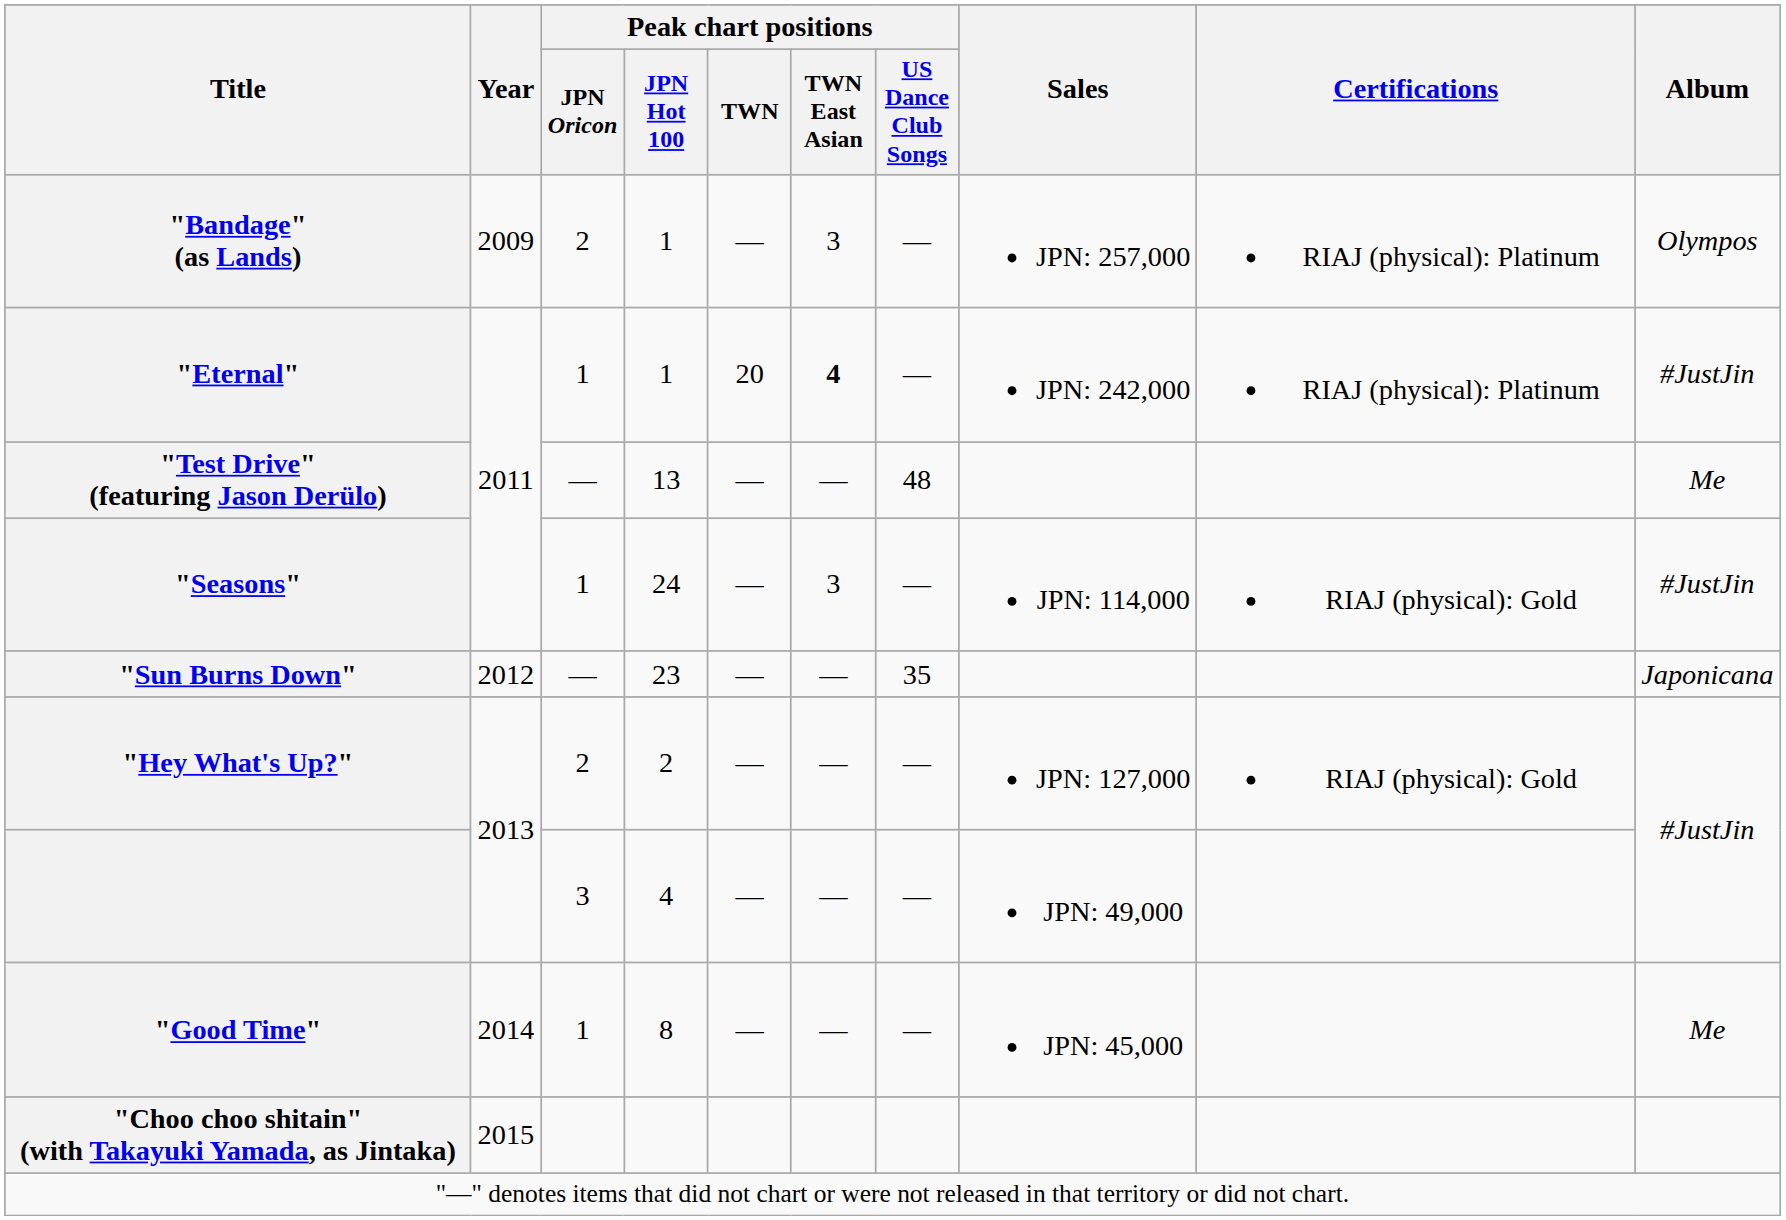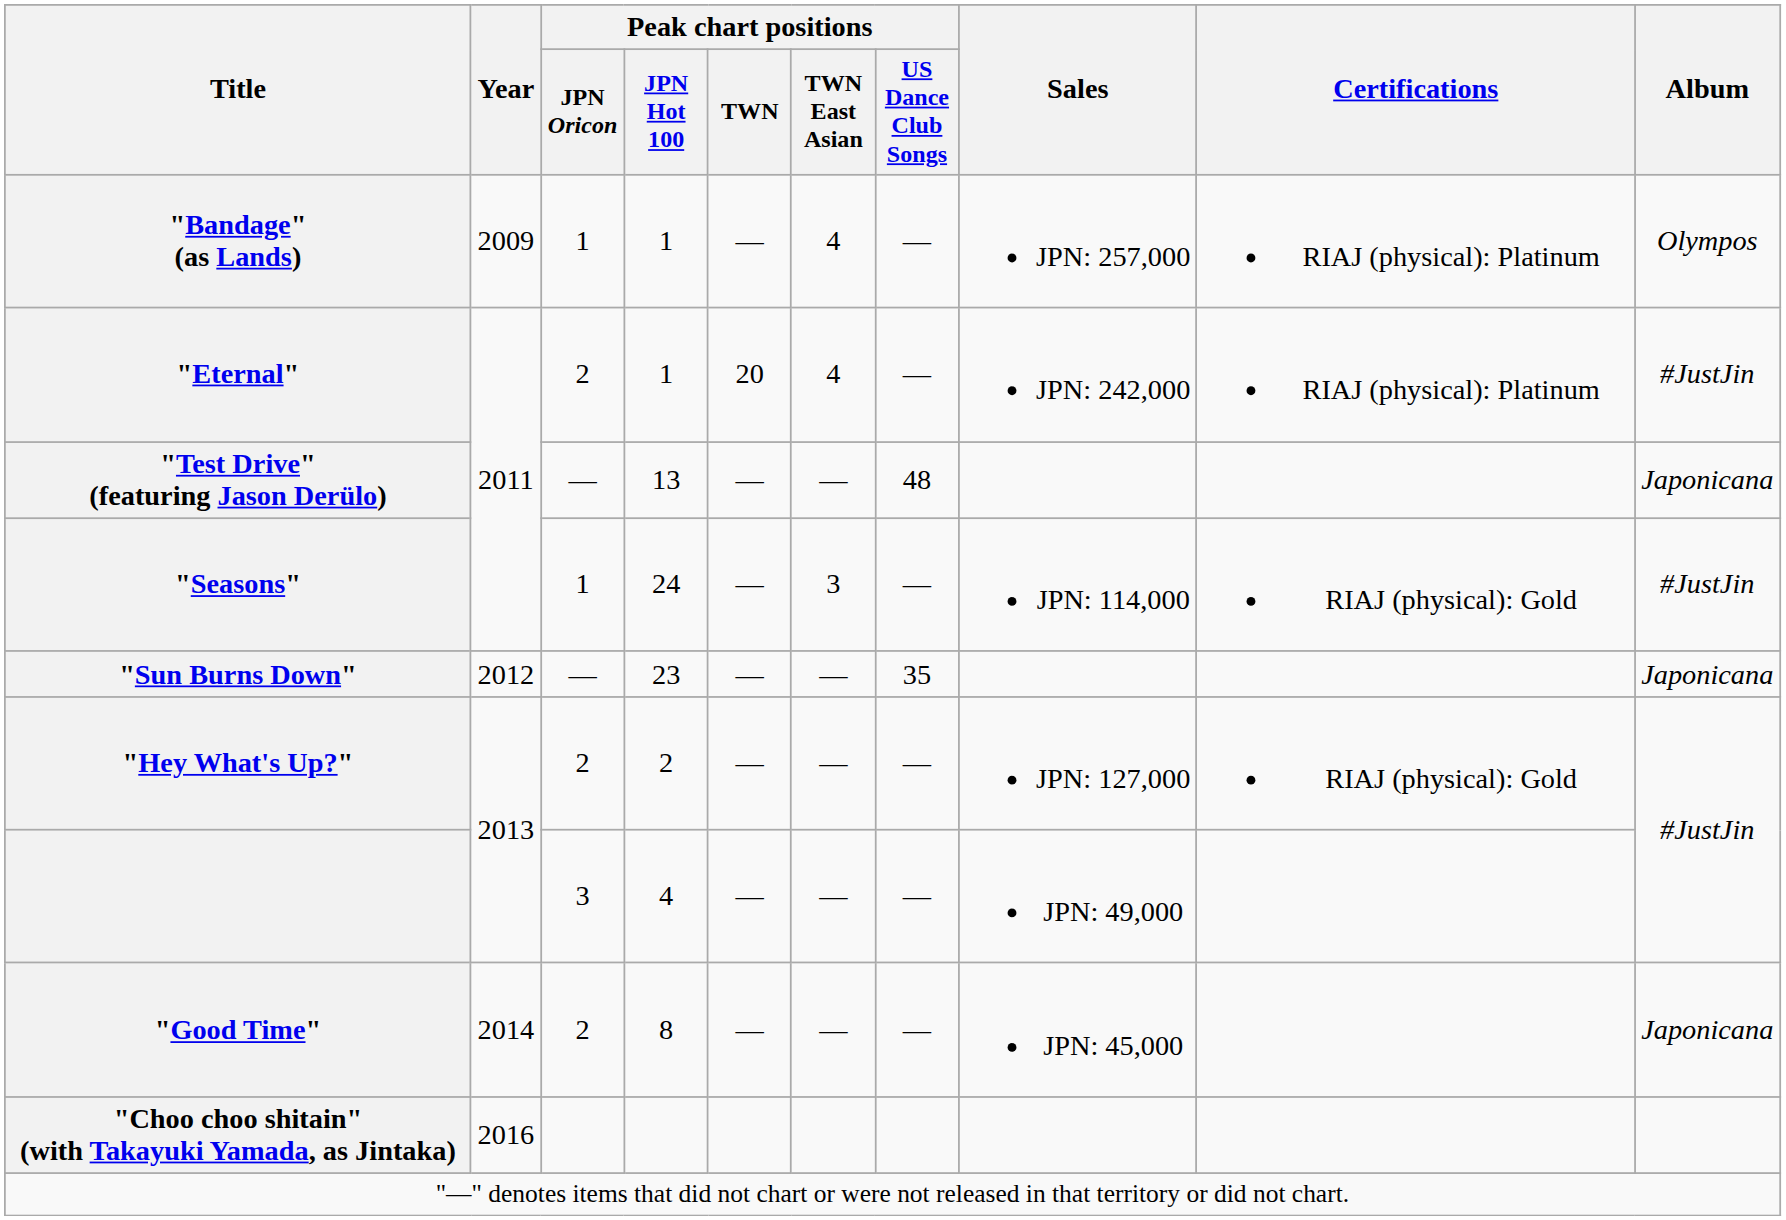(583, 240) 2 -> (583, 240) 1
(833, 240) 3 -> (833, 240) 4
(583, 374) 1 -> (583, 374) 2
(833, 374) bold -> (833, 374) normal
(1707, 479) Me -> (1707, 479) Japonicana
(583, 1029) 1 -> (583, 1029) 2
(1707, 1029) Me -> (1707, 1029) Japonicana
(506, 1134) 2015 -> (506, 1134) 2016
